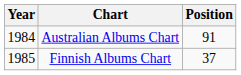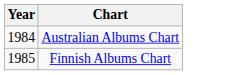- column: (209, 15)
